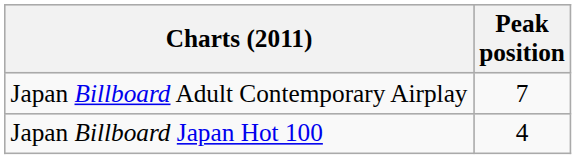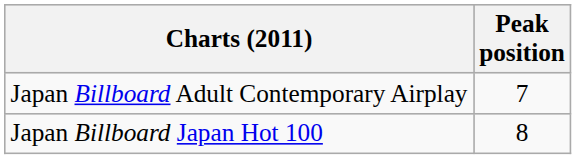(522, 133) 4 -> (522, 133) 8
